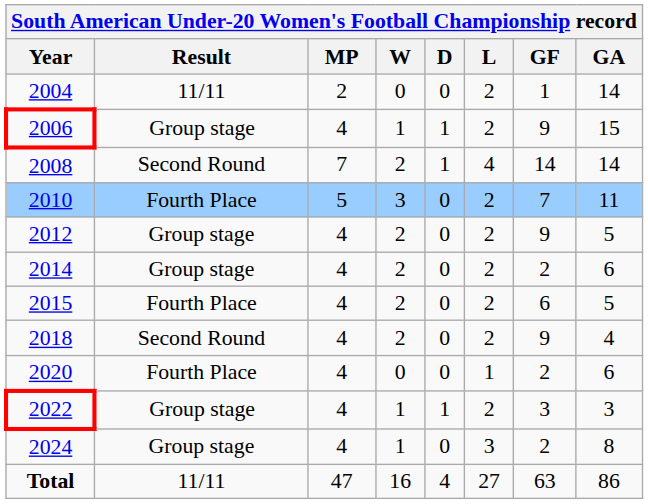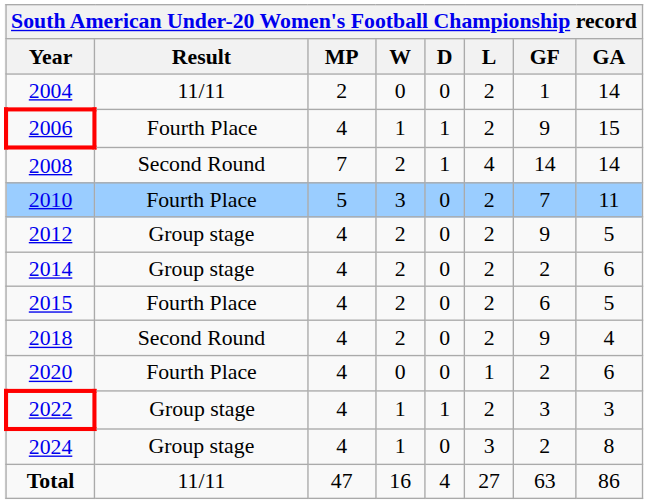(202, 128) Group stage -> (202, 128) Fourth Place
